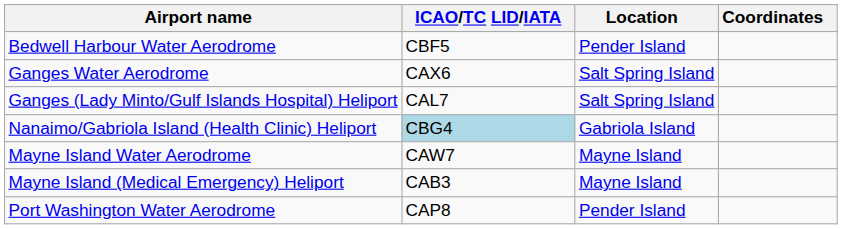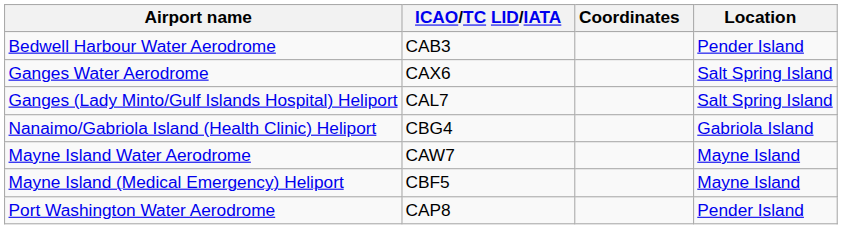columns swapped: (647, 18) <-> (778, 18)
(428, 45) CBF5 -> (428, 45) CAB3
(429, 127) lightblue background -> (429, 127) no background
(428, 182) CAB3 -> (428, 182) CBF5
